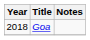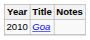(17, 27) 2018 -> (17, 27) 2010
